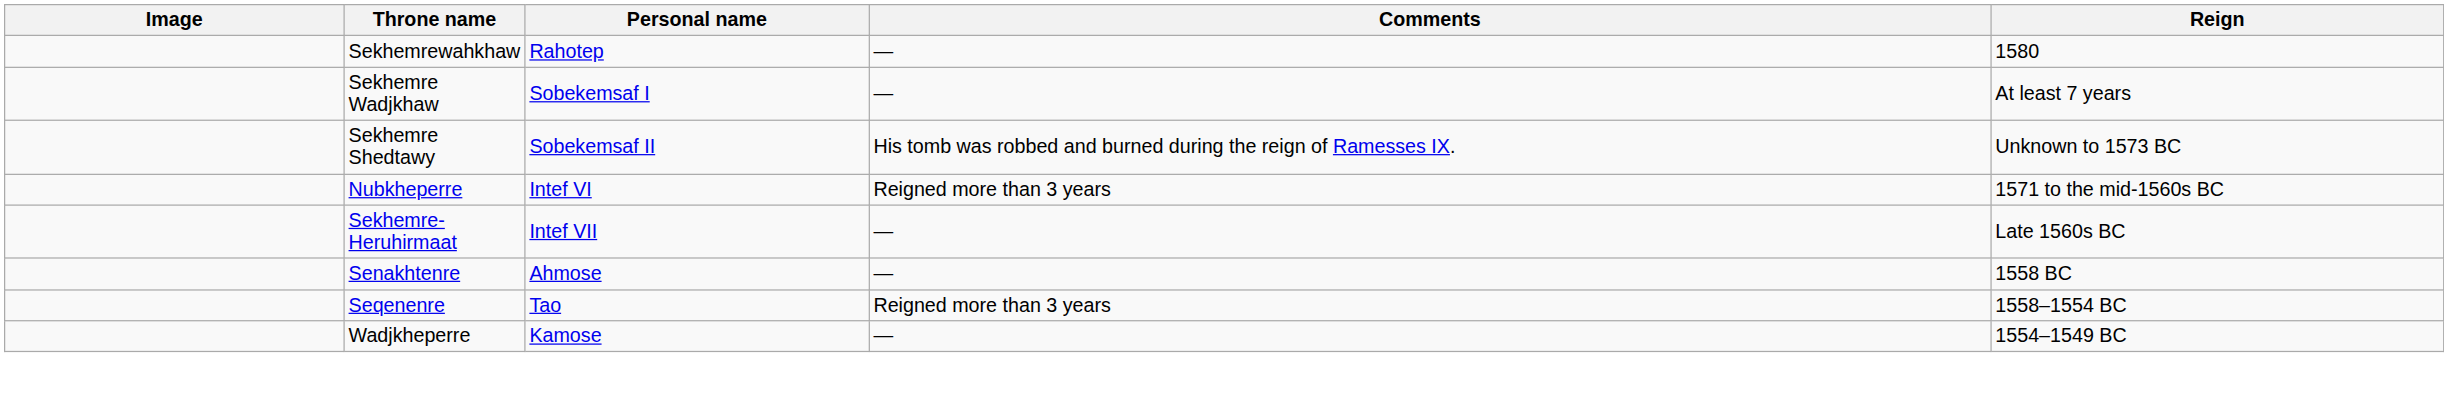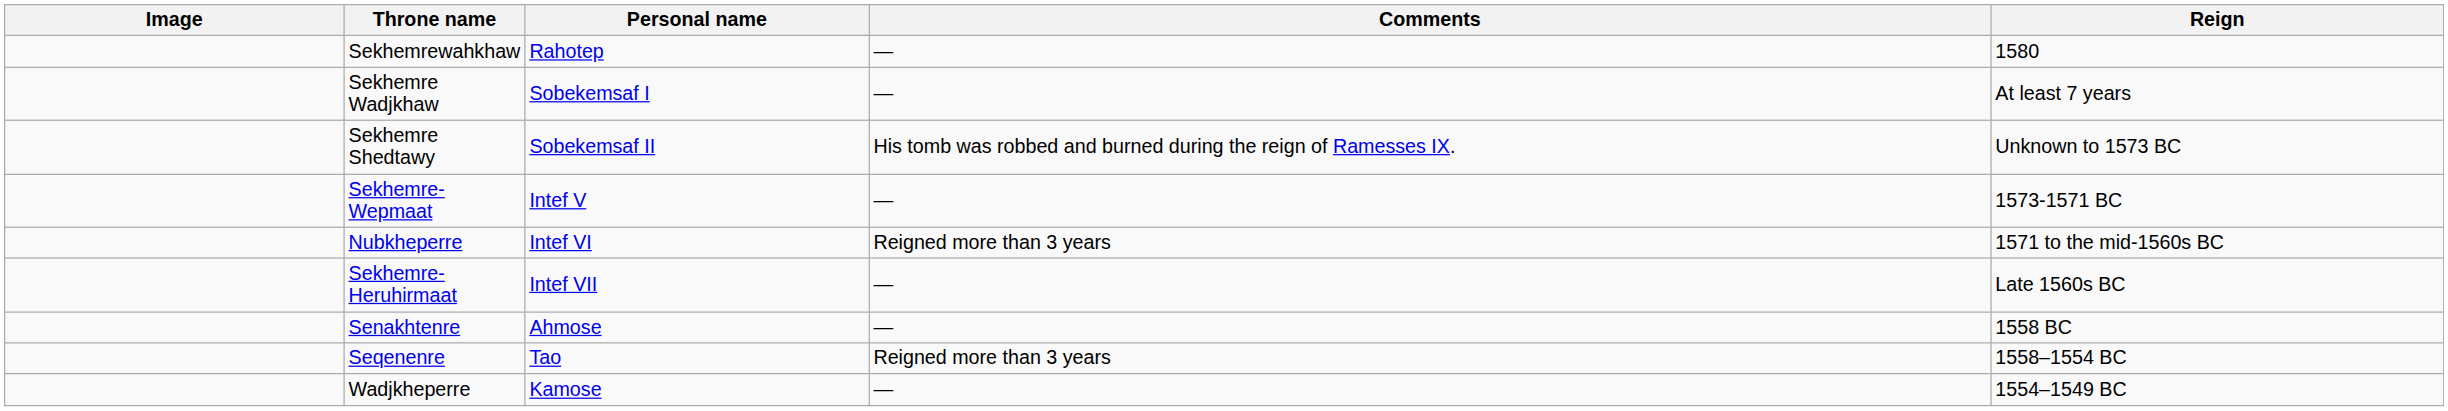+ row: (397, 200)
